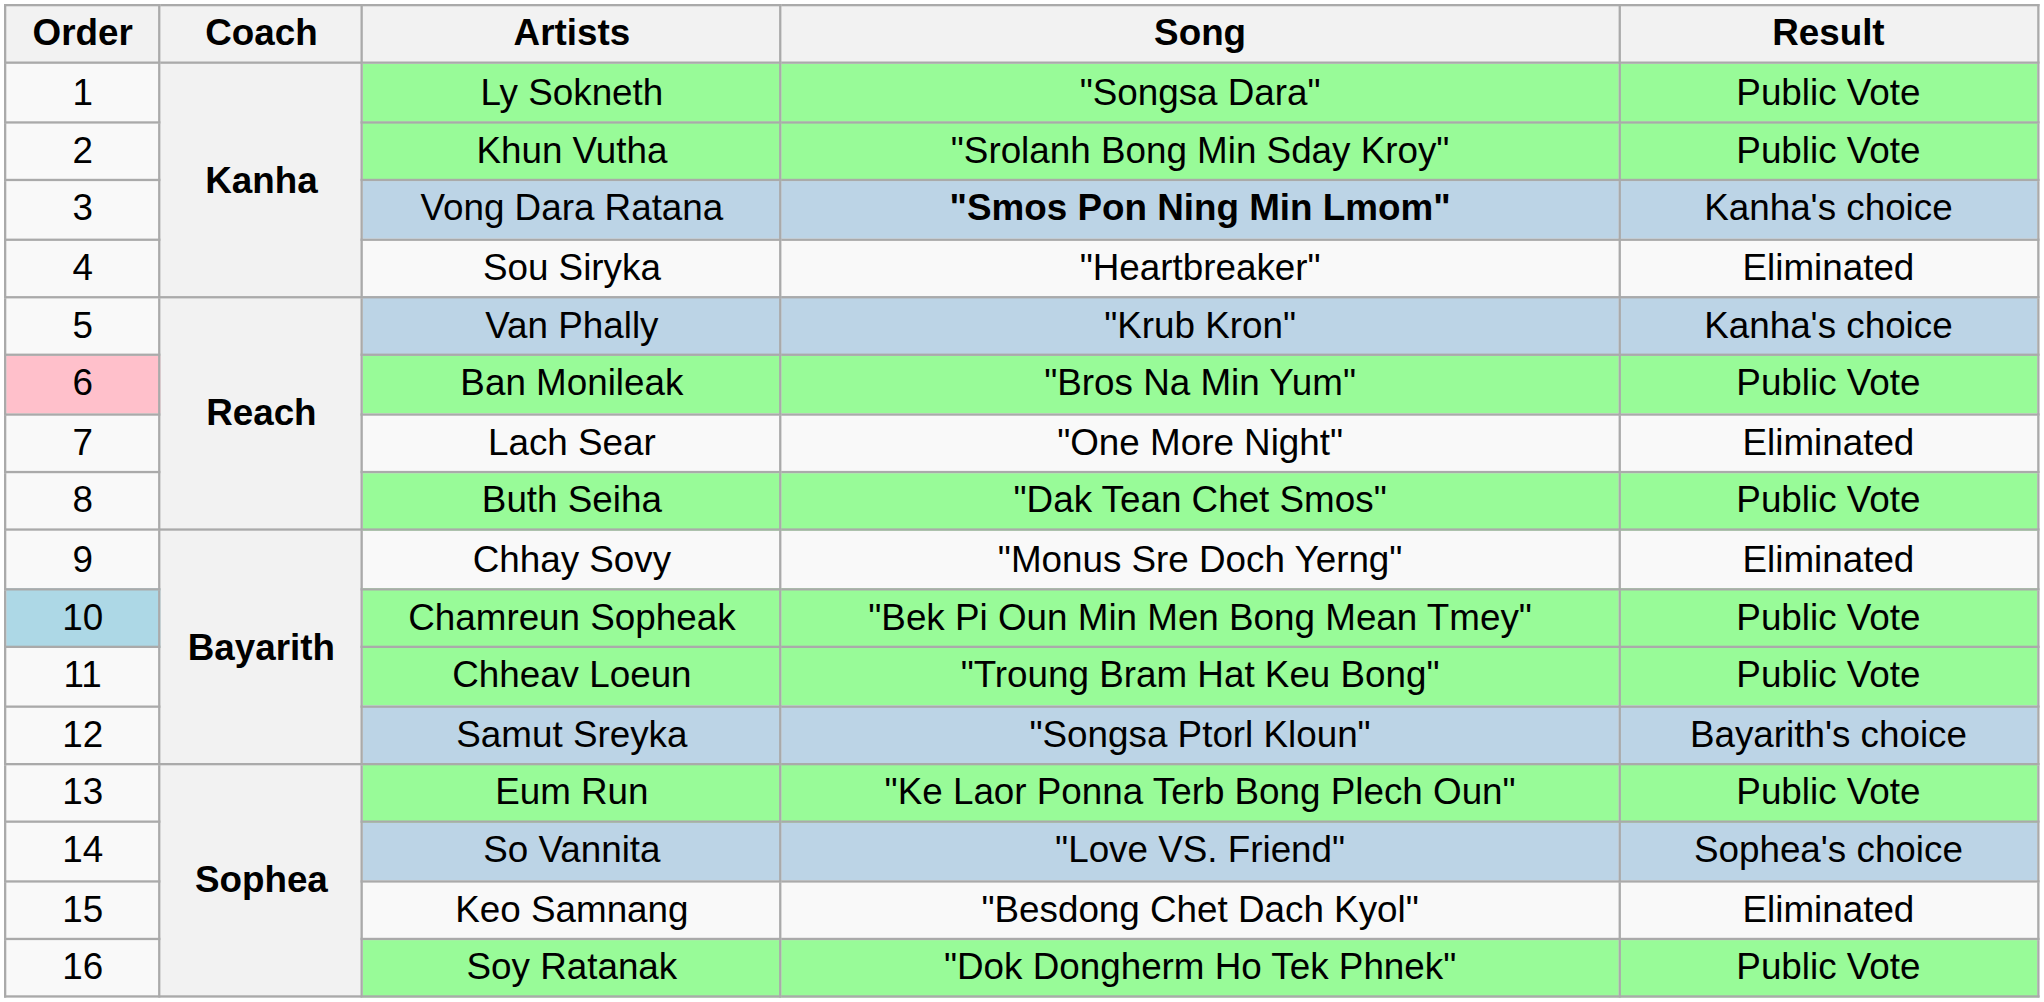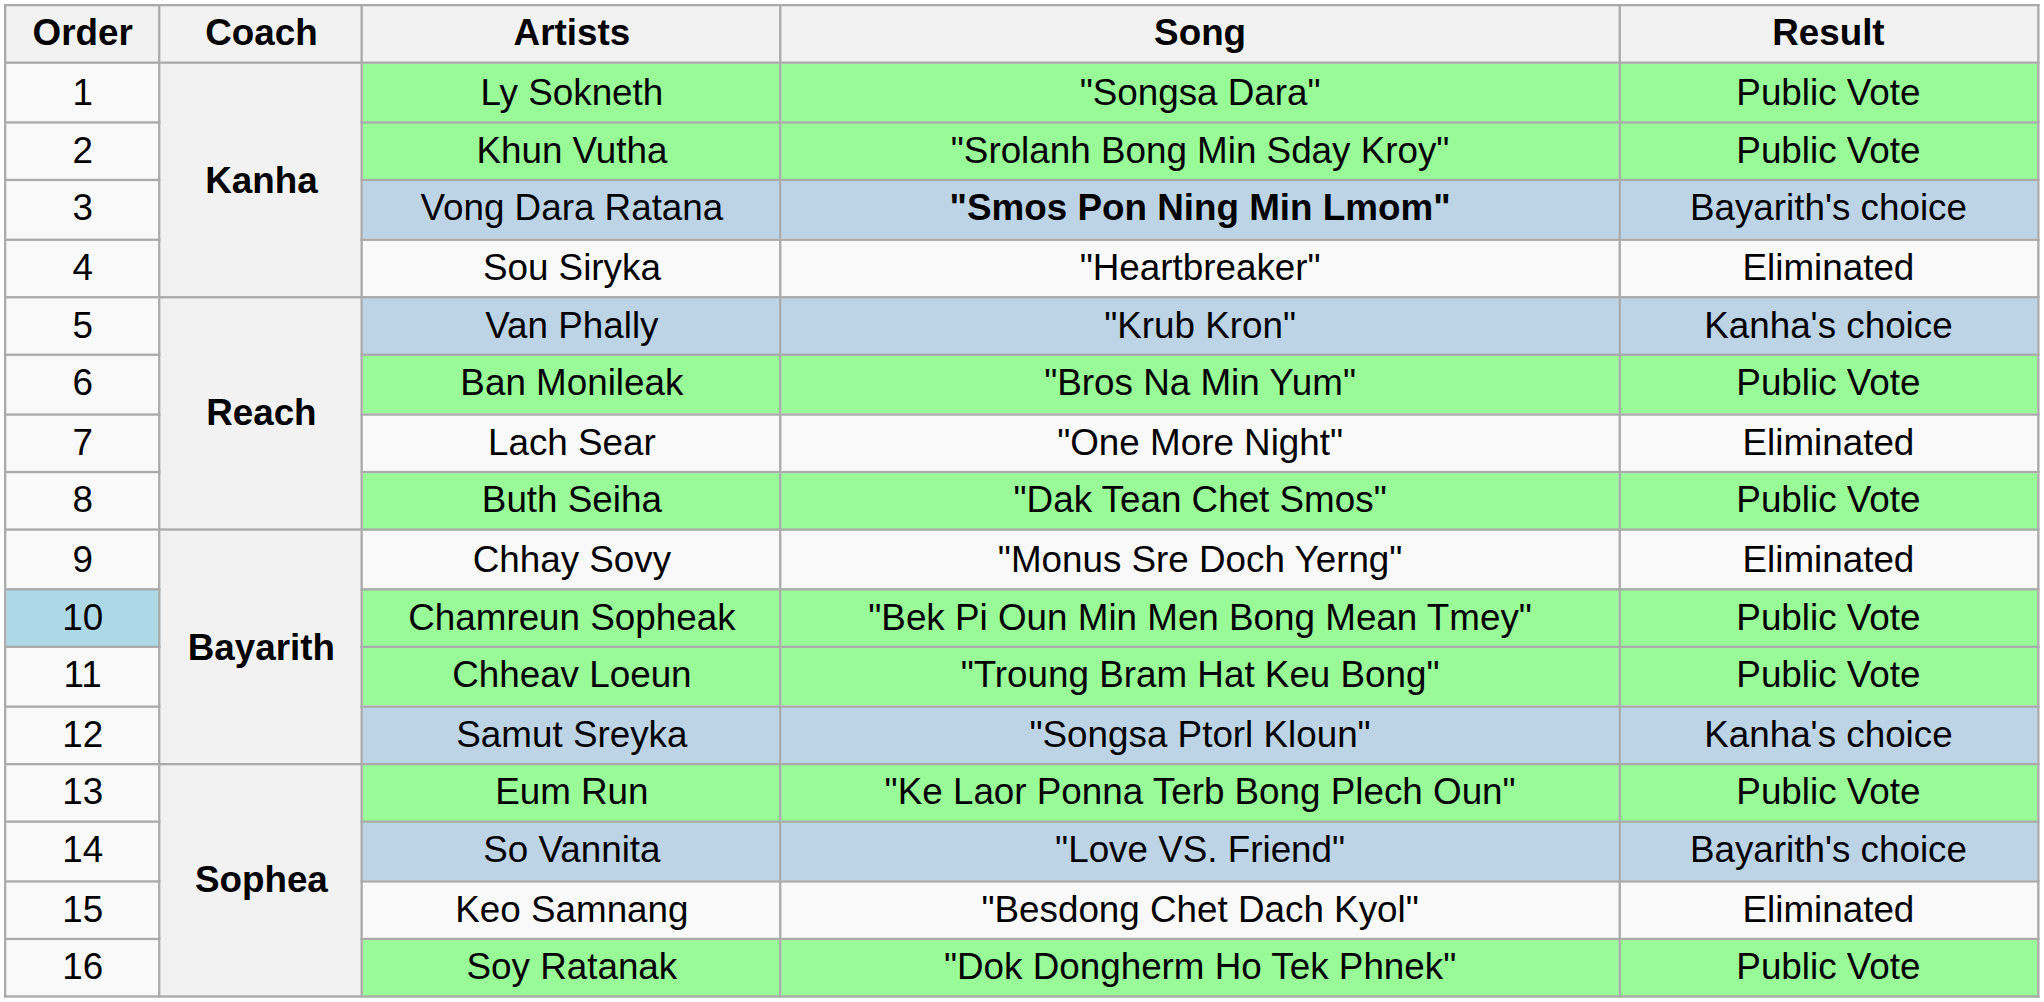(1828, 208) Kanha's choice -> (1828, 208) Bayarith's choice
(83, 383) pink background -> (83, 383) no background
(1828, 734) Bayarith's choice -> (1828, 734) Kanha's choice
(1828, 850) Sophea's choice -> (1828, 850) Bayarith's choice
